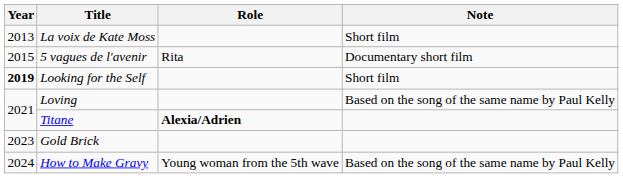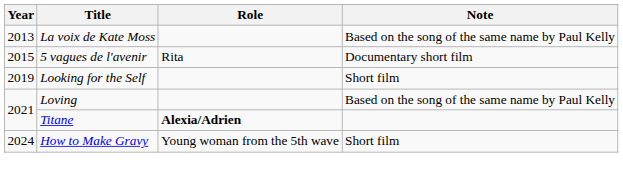(372, 36) Short film -> (480, 36) Based on the song of the same name by Paul Kelly
(21, 78) bold -> (21, 78) normal
- row: (69, 141)
(480, 162) Based on the song of the same name by Paul Kelly -> (372, 141) Short film
